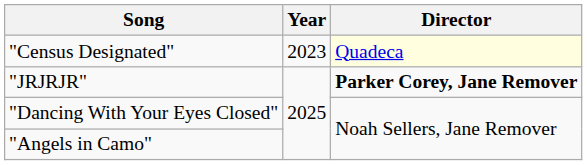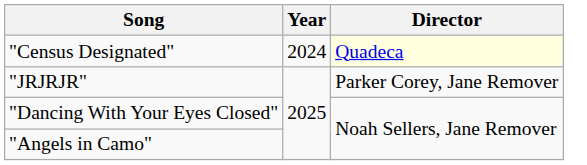(307, 50) 2023 -> (307, 50) 2024
(456, 81) bold -> (447, 81) normal
